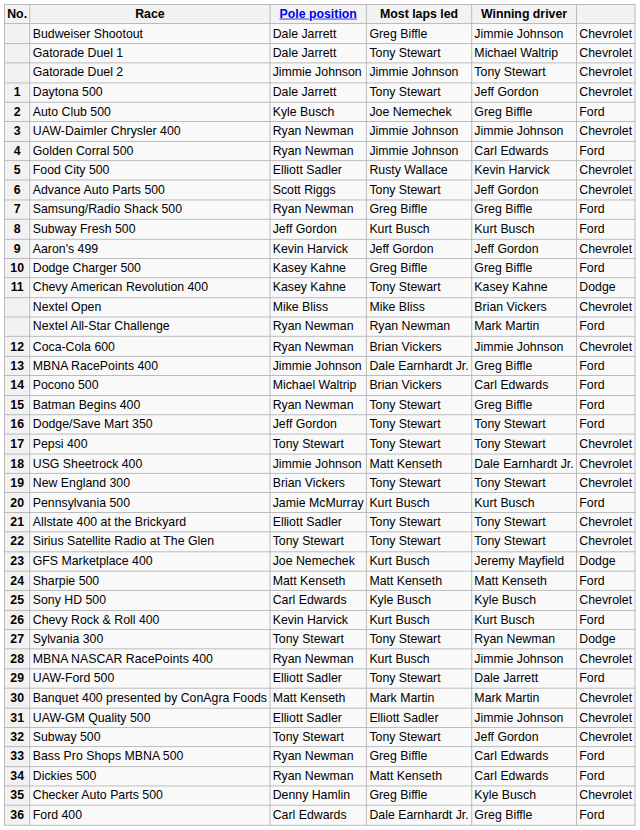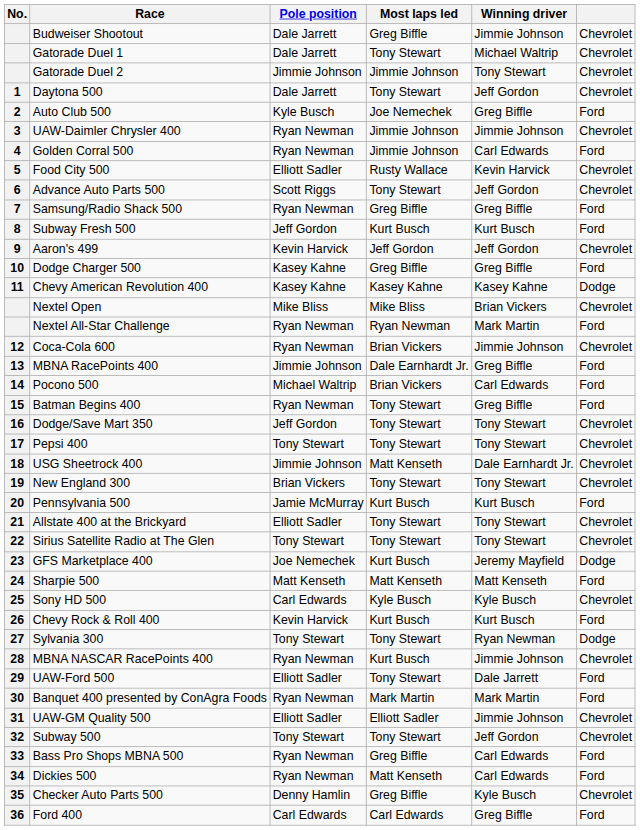(405, 287) Tony Stewart -> (406, 287) Kasey Kahne
(592, 424) Ford -> (606, 424) Chevrolet
(309, 698) Matt Kenseth -> (313, 698) Ryan Newman
(606, 698) Chevrolet -> (592, 698) Ford
(419, 815) Dale Earnhardt Jr. -> (406, 815) Carl Edwards
